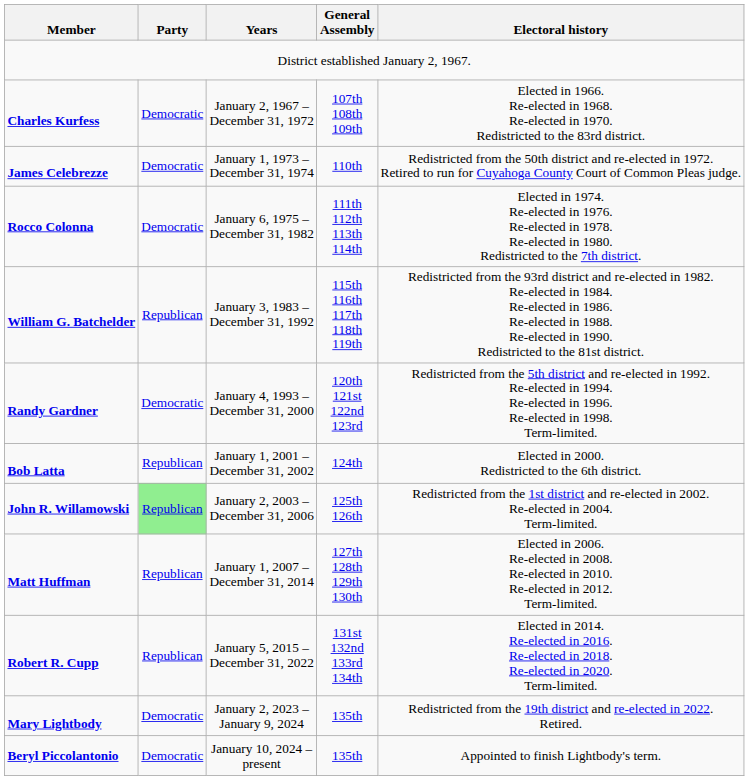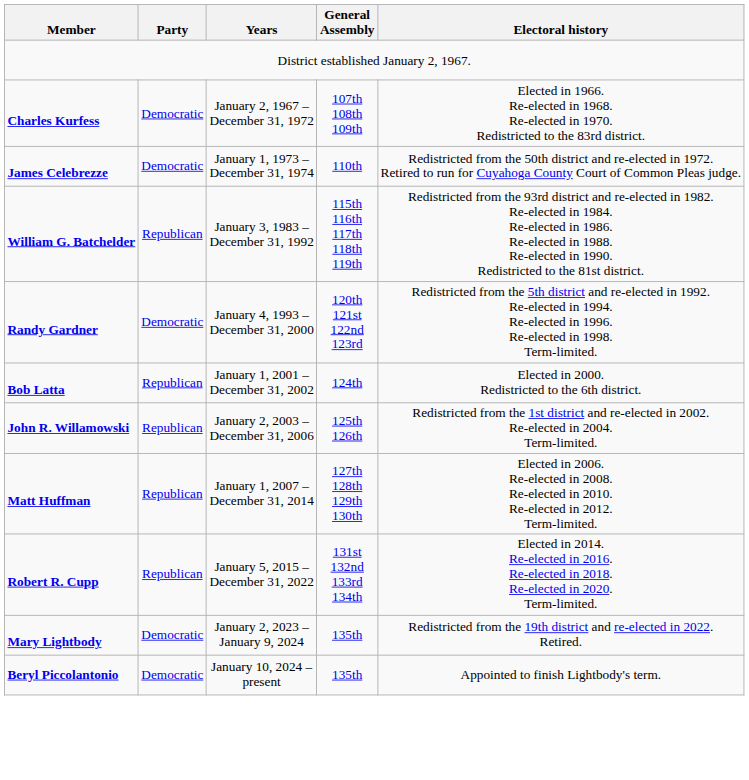- row: (50, 226)
(172, 508) lightgreen background -> (172, 427) no background
